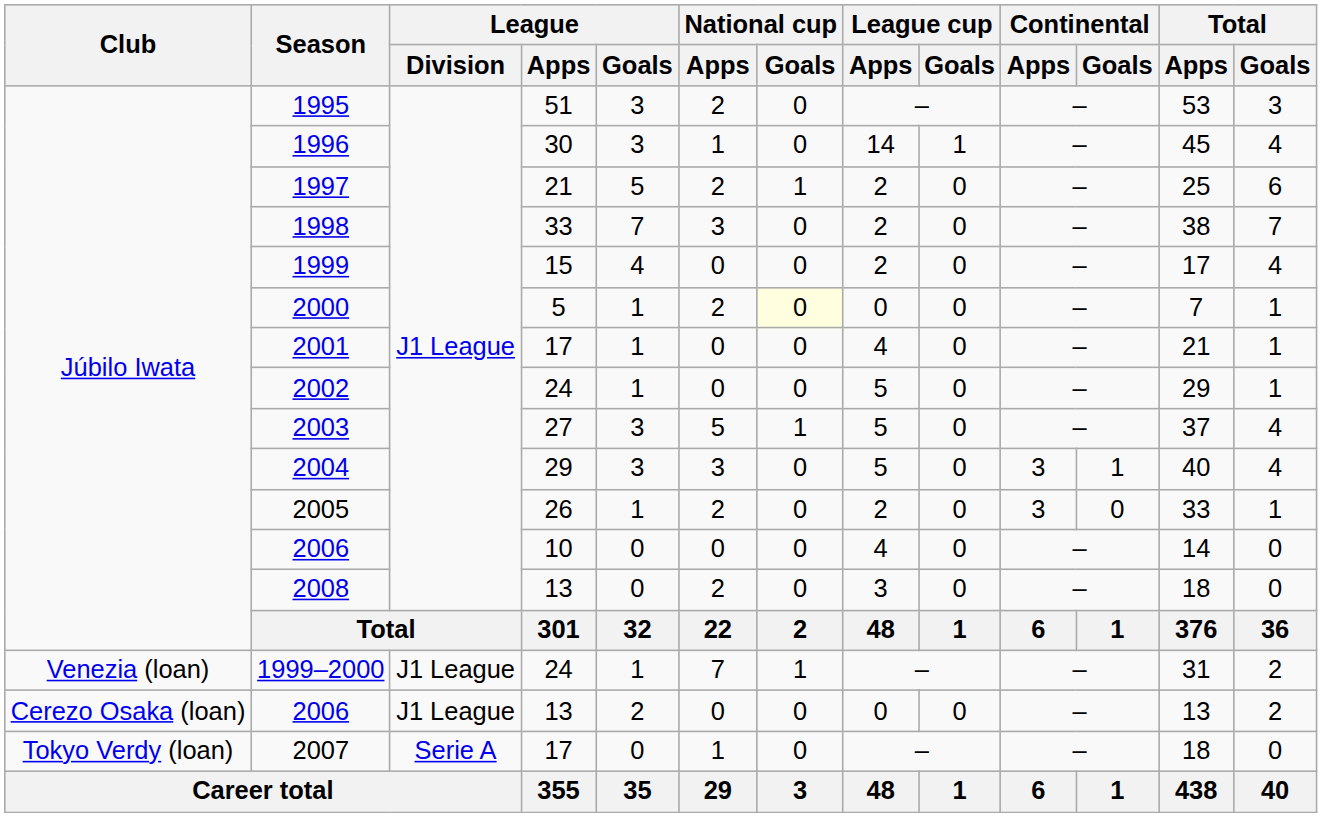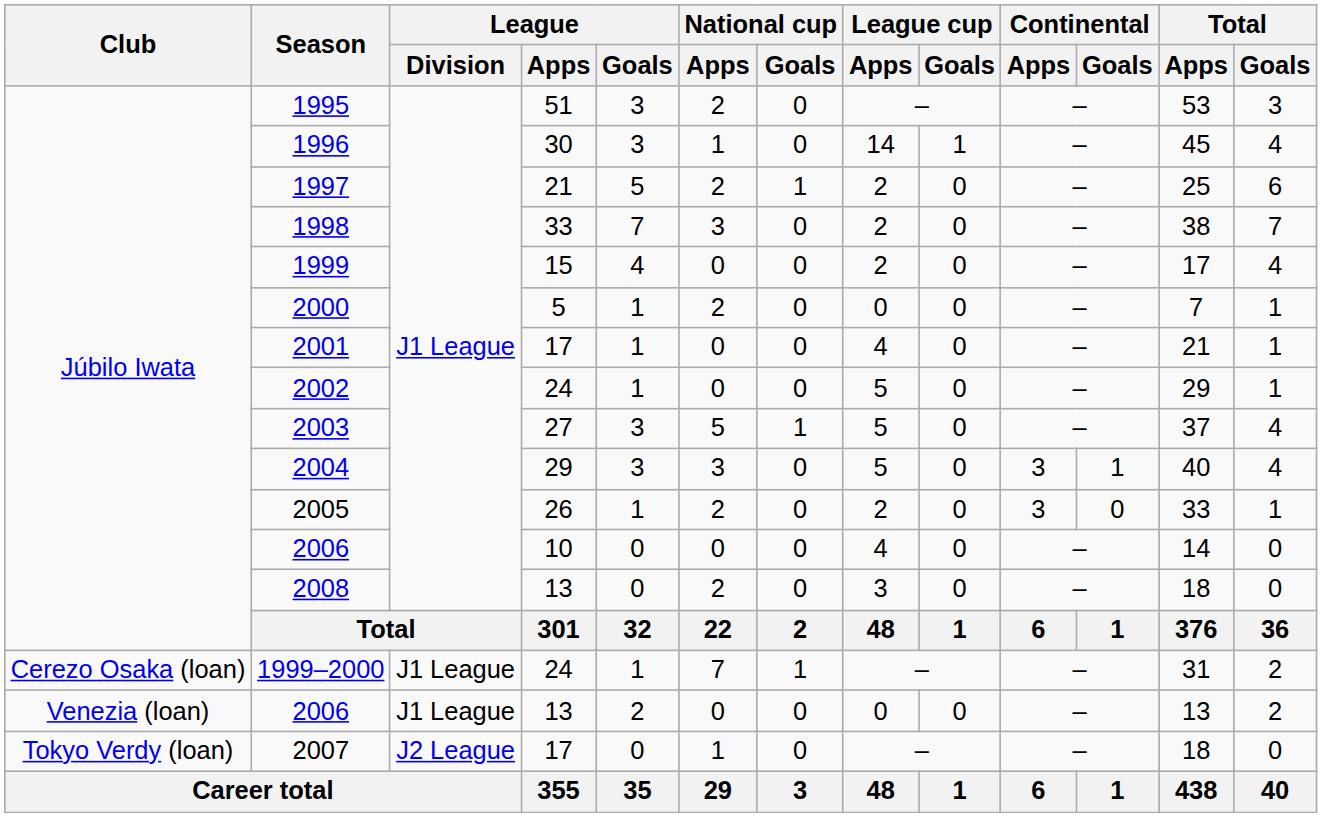(800, 307) lightyellow background -> (800, 307) no background
(128, 670) Venezia (loan) -> (128, 670) Cerezo Osaka (loan)
(128, 710) Cerezo Osaka (loan) -> (128, 710) Venezia (loan)
(456, 750) Serie A -> (456, 750) J2 League
